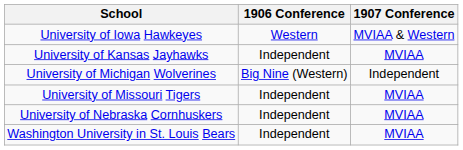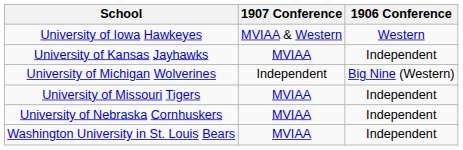columns swapped: (294, 14) <-> (404, 14)
